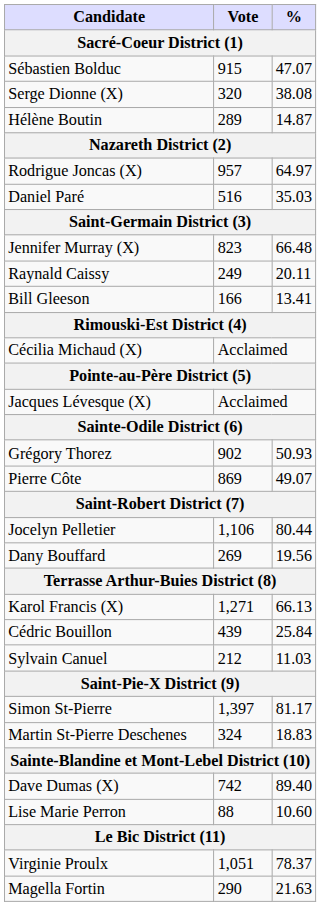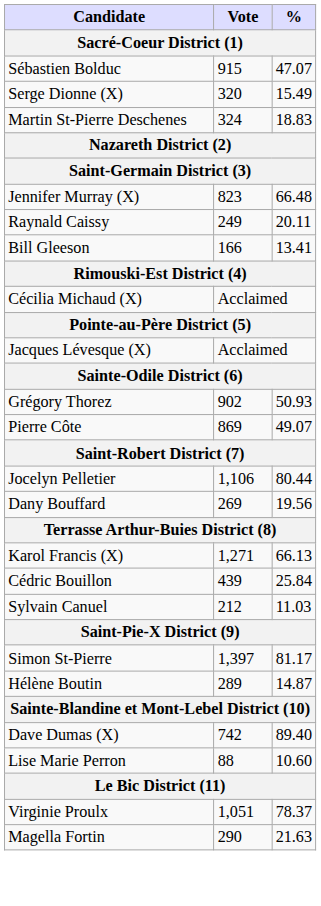(294, 94) 38.08 -> (294, 94) 15.49
rows swapped: (55, 119) <-> (98, 734)
- row: (75, 171)
- row: (46, 196)
